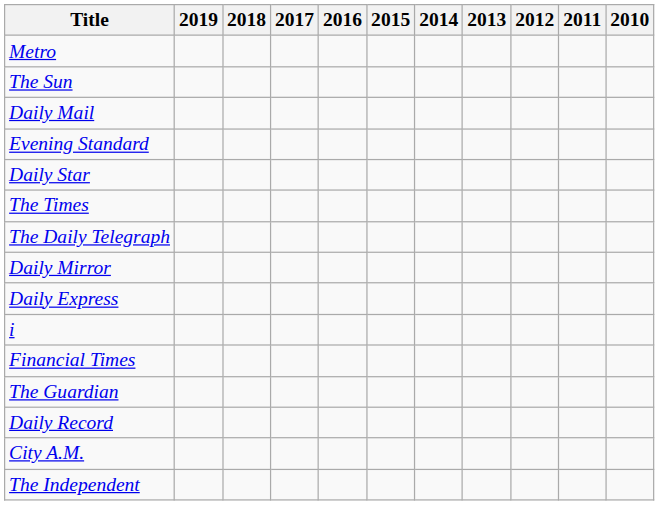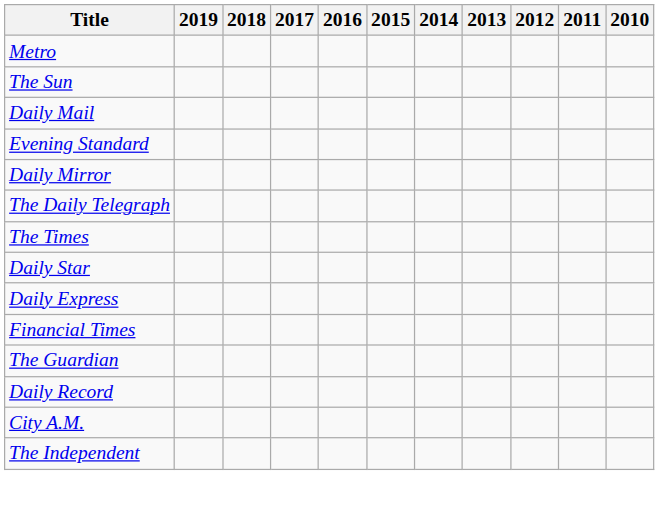rows swapped: (60, 267) <-> (50, 174)
rows swapped: (49, 205) <-> (90, 236)
- row: (12, 329)
